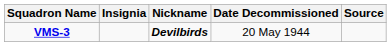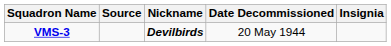columns swapped: (124, 13) <-> (364, 13)
